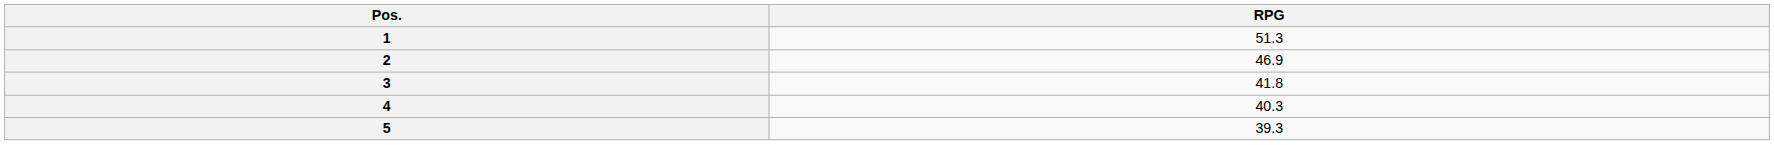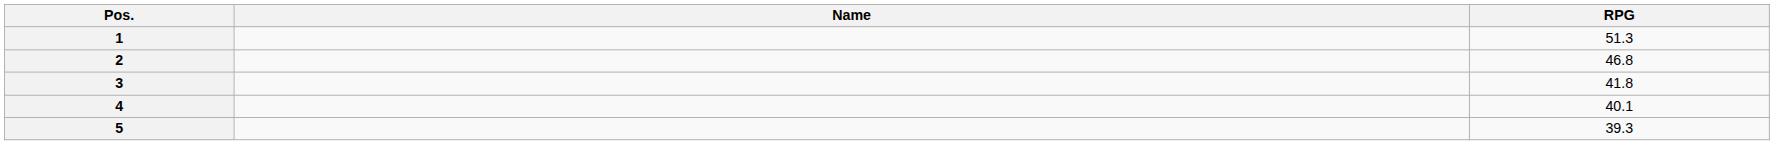+ column: (852, 15)
(1269, 60) 46.9 -> (1619, 60) 46.8
(1269, 106) 40.3 -> (1619, 106) 40.1
